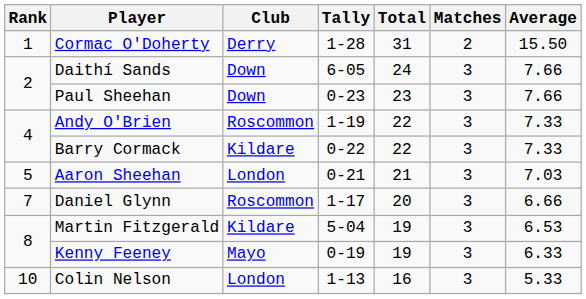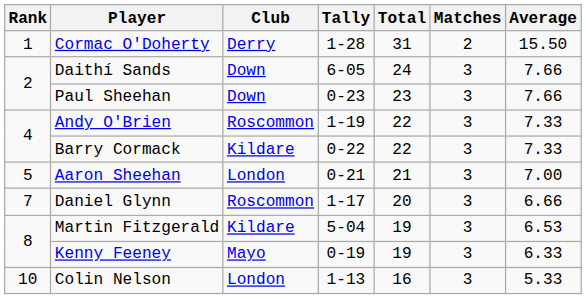(543, 175) 7.03 -> (543, 175) 7.00
